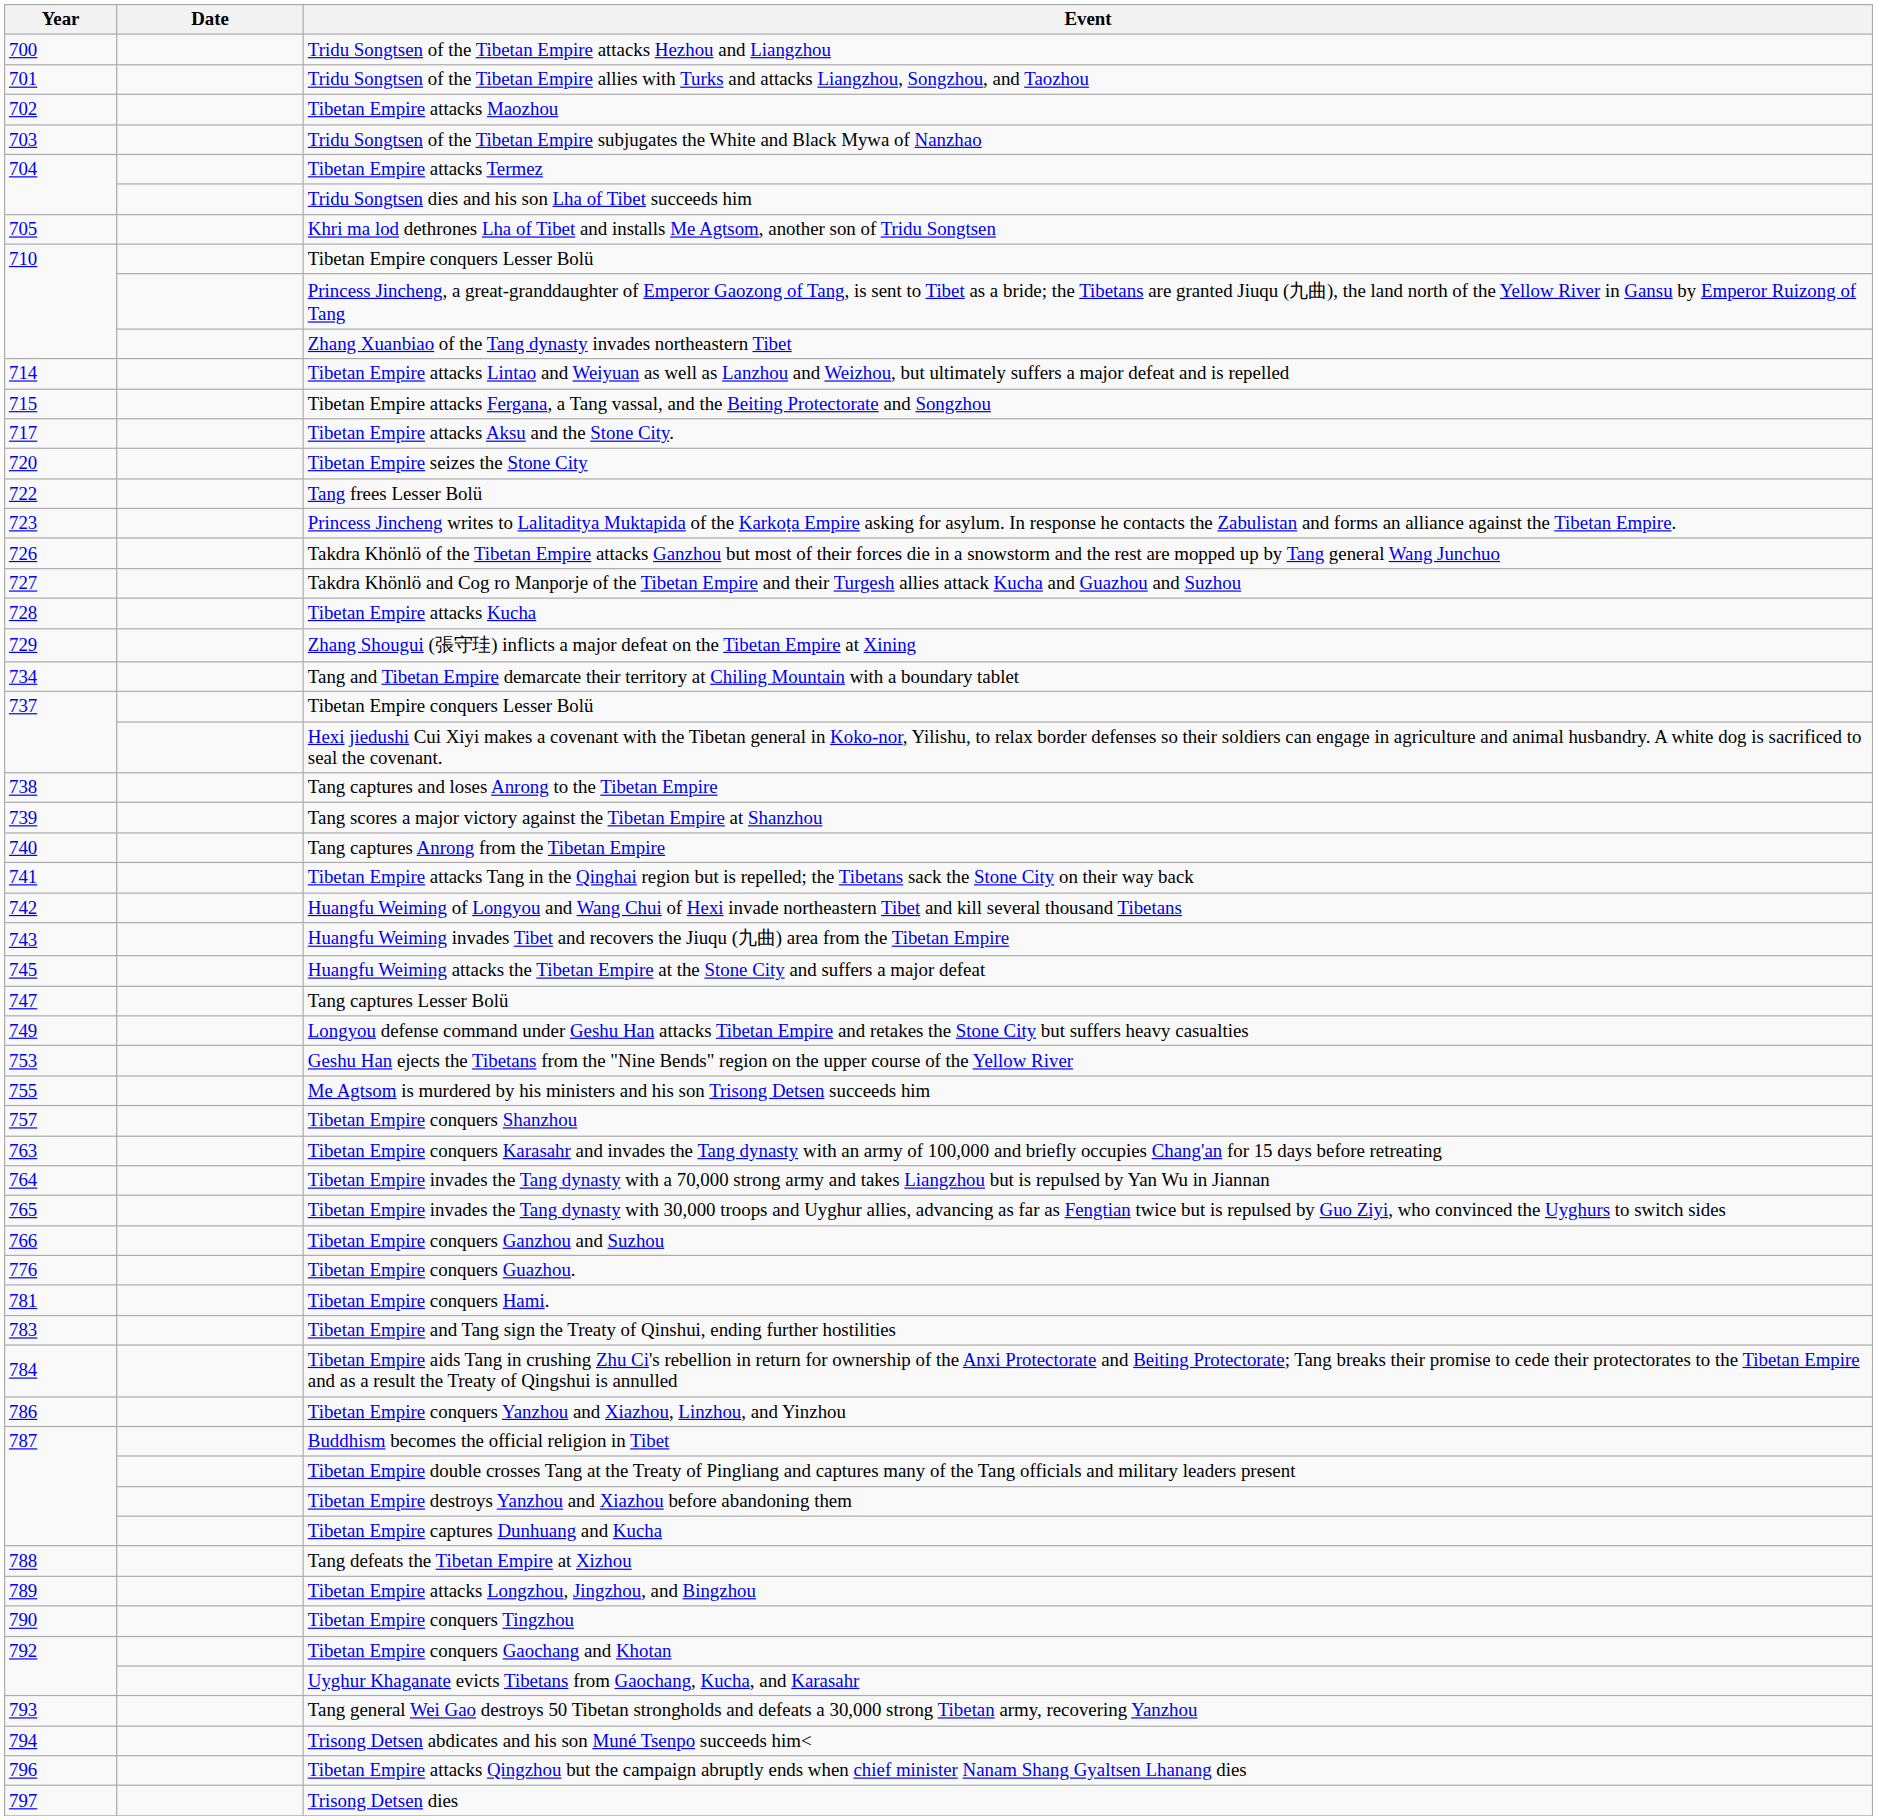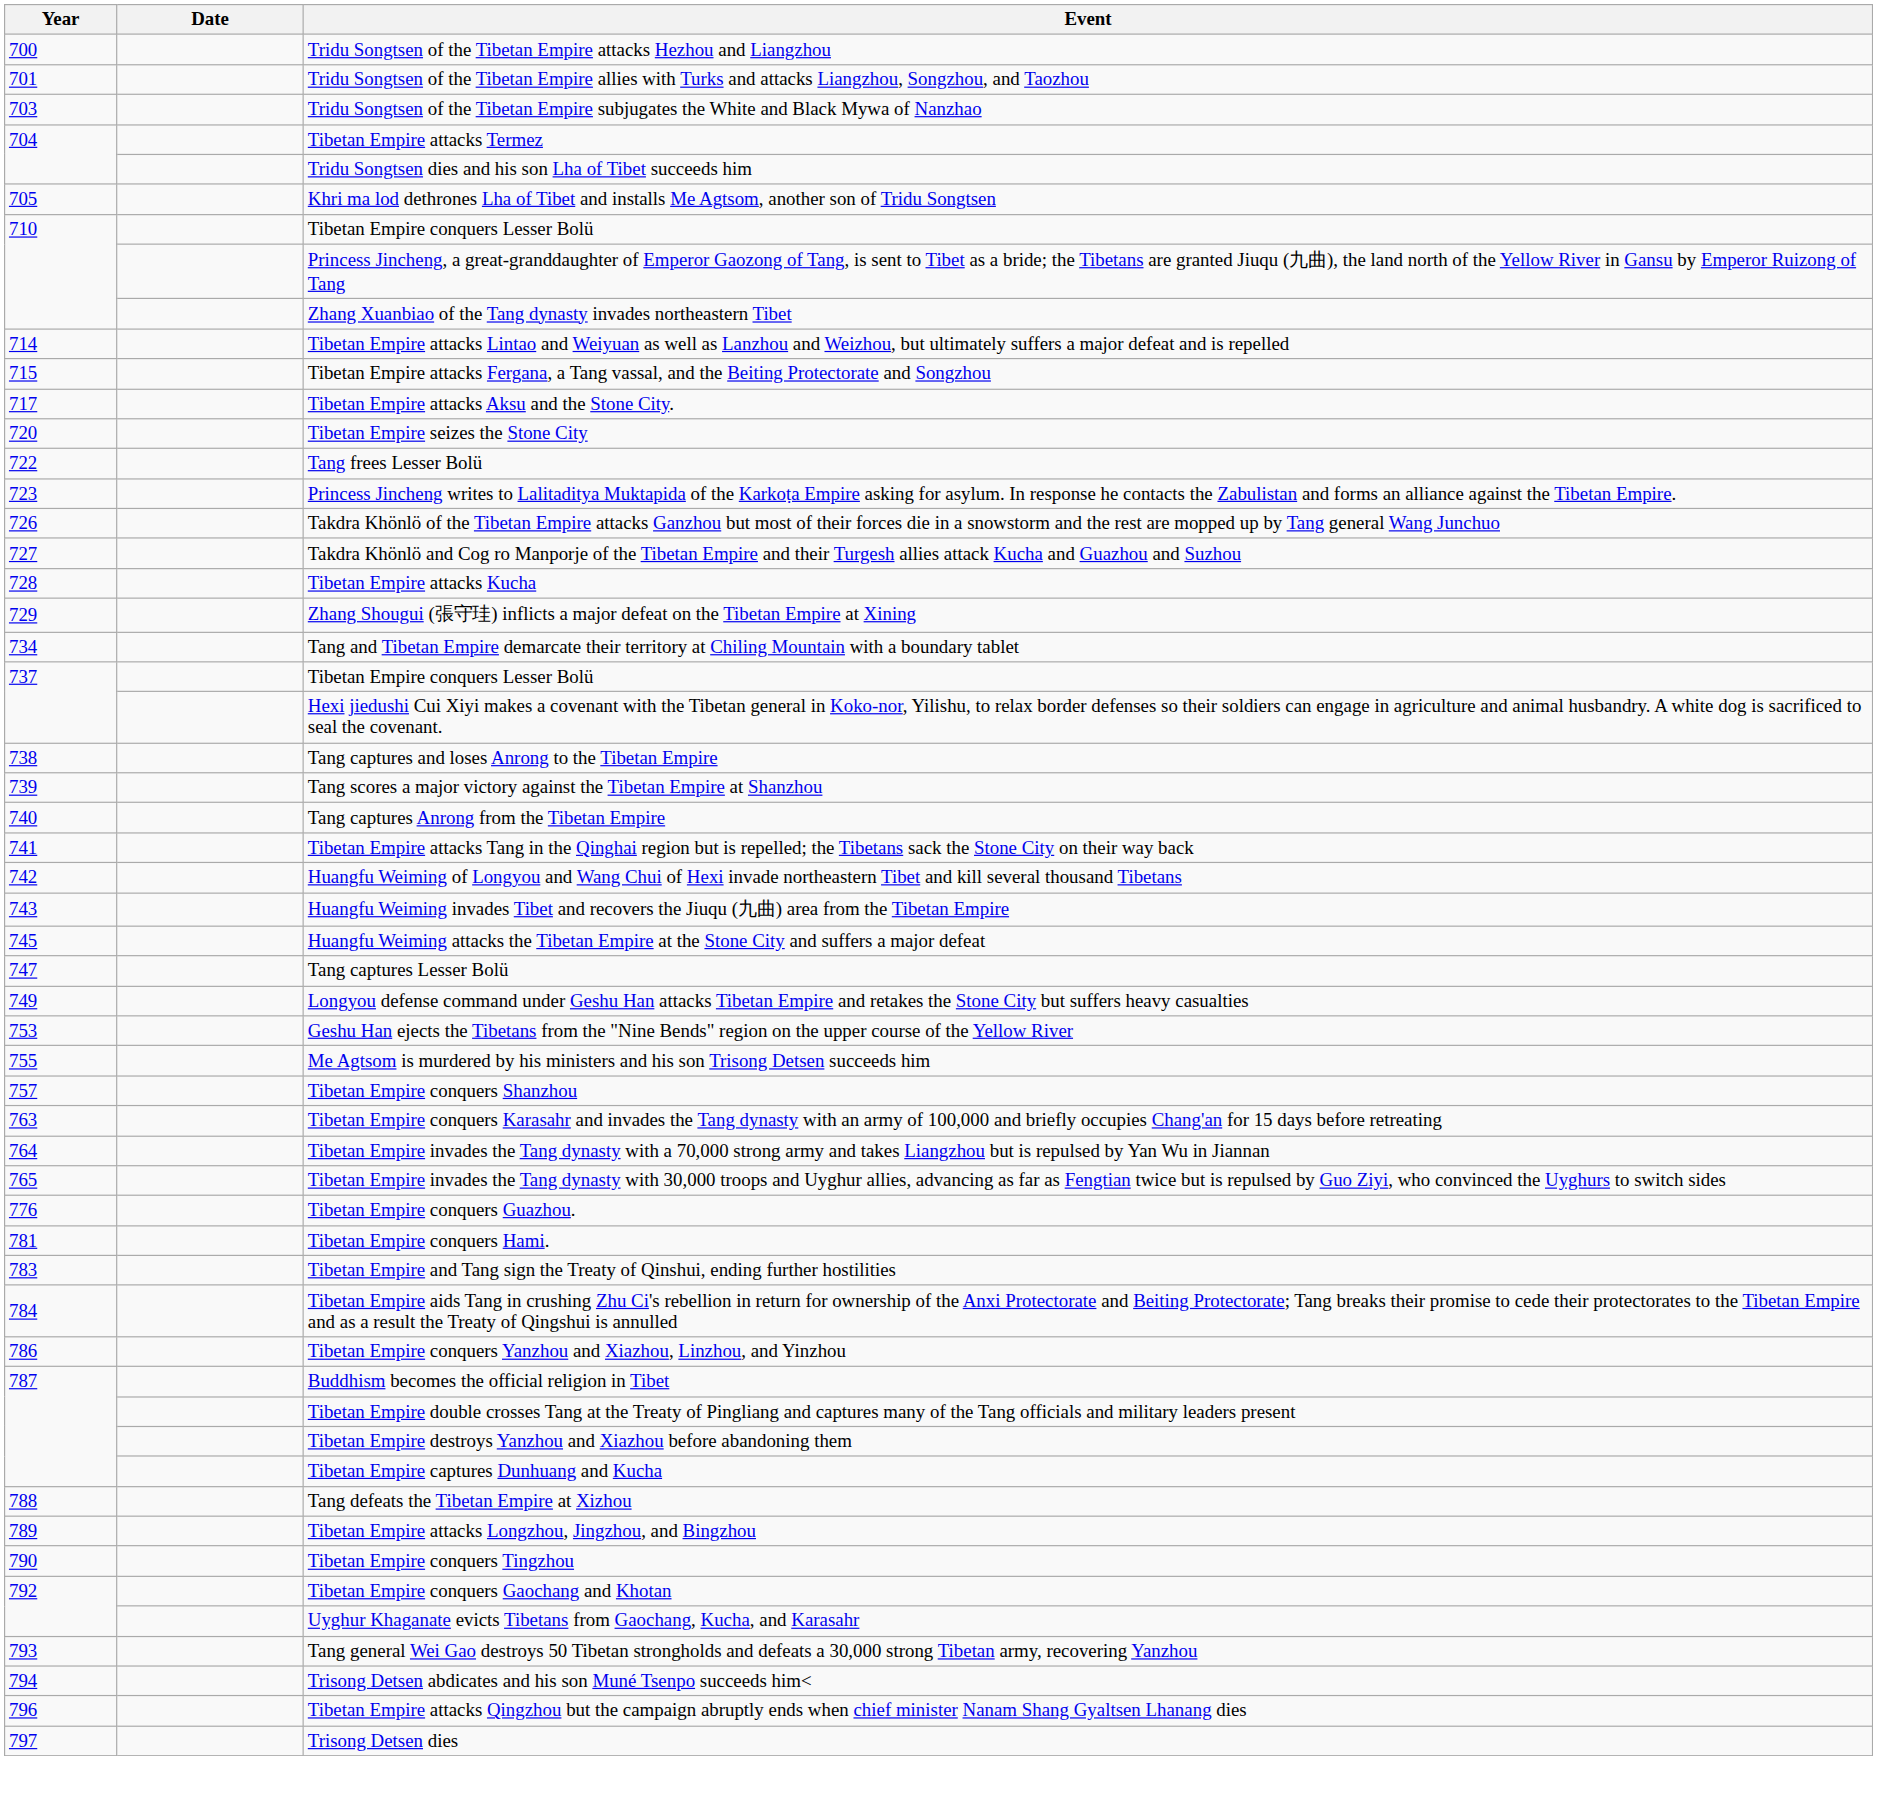- row: (23, 109)
- row: (23, 1240)
